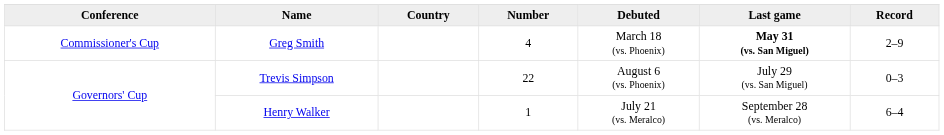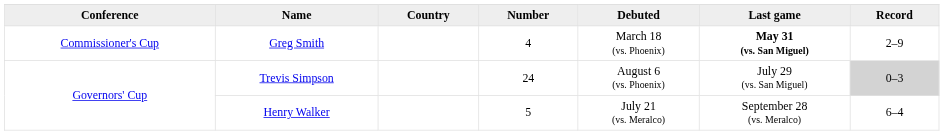(528, 78) 22 -> (528, 78) 24
(895, 78) no background -> (895, 78) lightgrey background
(528, 112) 1 -> (528, 112) 5
